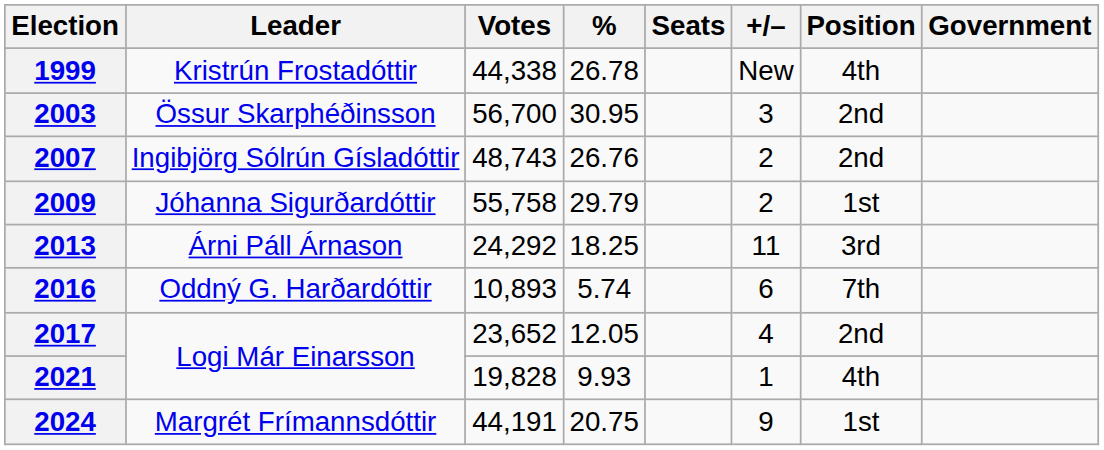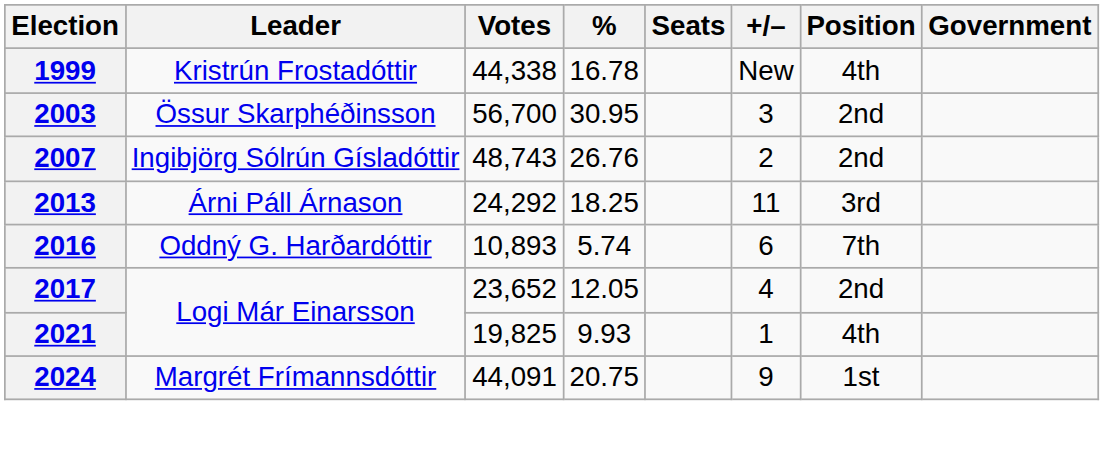(604, 70) 26.78 -> (604, 70) 16.78
- row: (65, 202)
(514, 377) 19,828 -> (514, 333) 19,825
(514, 421) 44,191 -> (514, 377) 44,091
